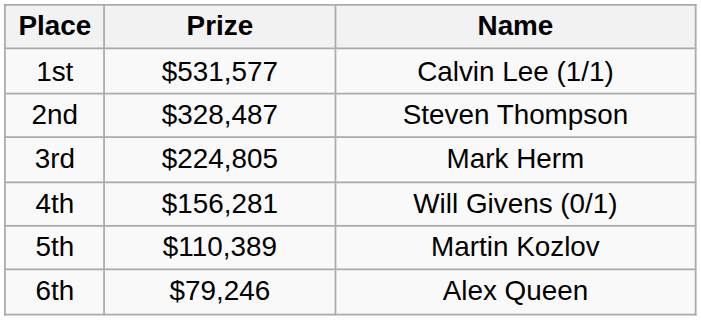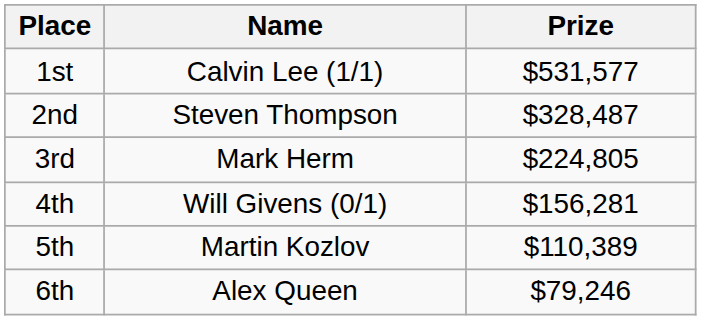columns swapped: (515, 26) <-> (220, 26)
